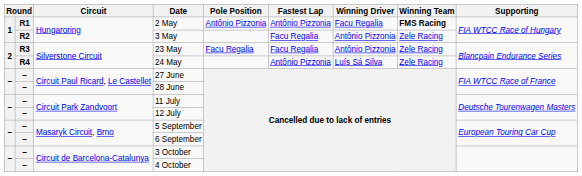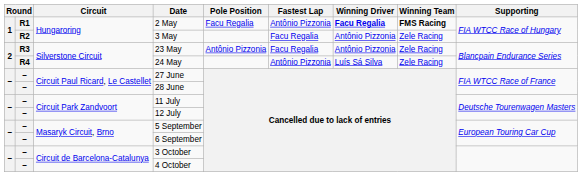(236, 23) Antônio Pizzonia -> (230, 23) Facu Regalia
(359, 23) normal -> (360, 23) bold
(230, 49) Facu Regalia -> (236, 49) Antônio Pizzonia
